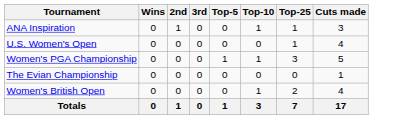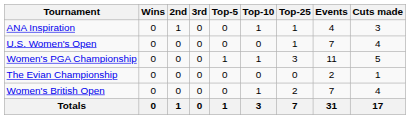+ column: (332, 12)
